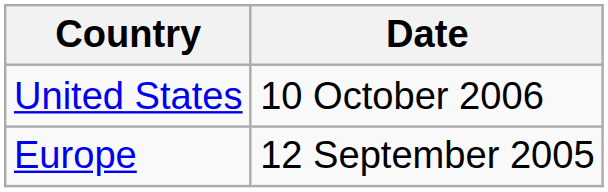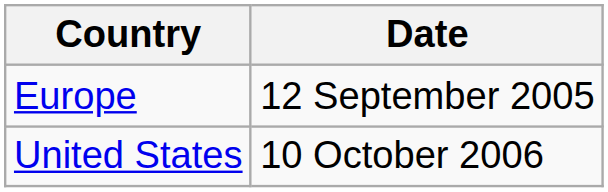rows swapped: (75, 155) <-> (128, 95)
